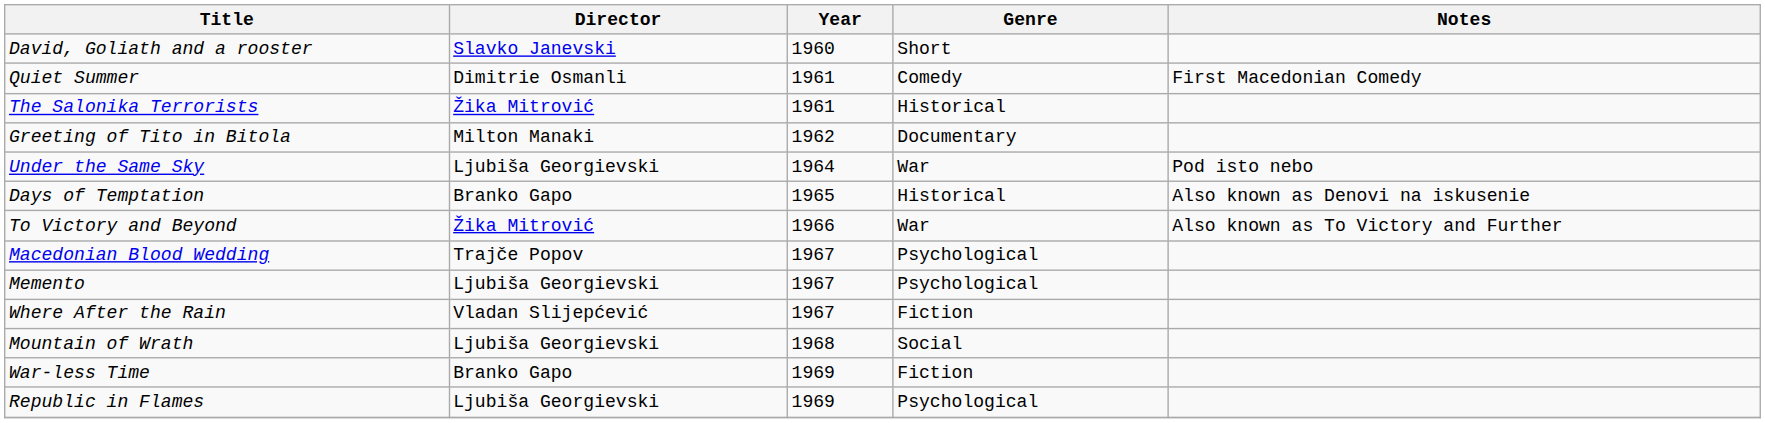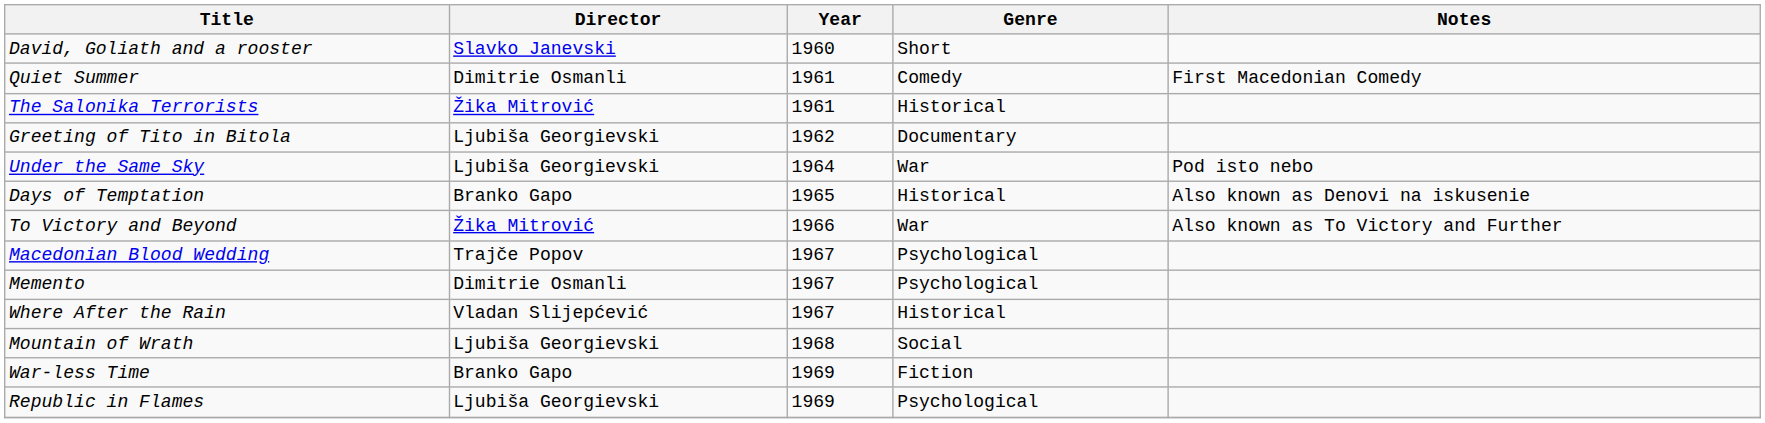(524, 137) Milton Manaki -> (556, 137) Ljubiša Georgievski
(556, 284) Ljubiša Georgievski -> (540, 284) Dimitrie Osmanli
(935, 314) Fiction -> (952, 314) Historical
